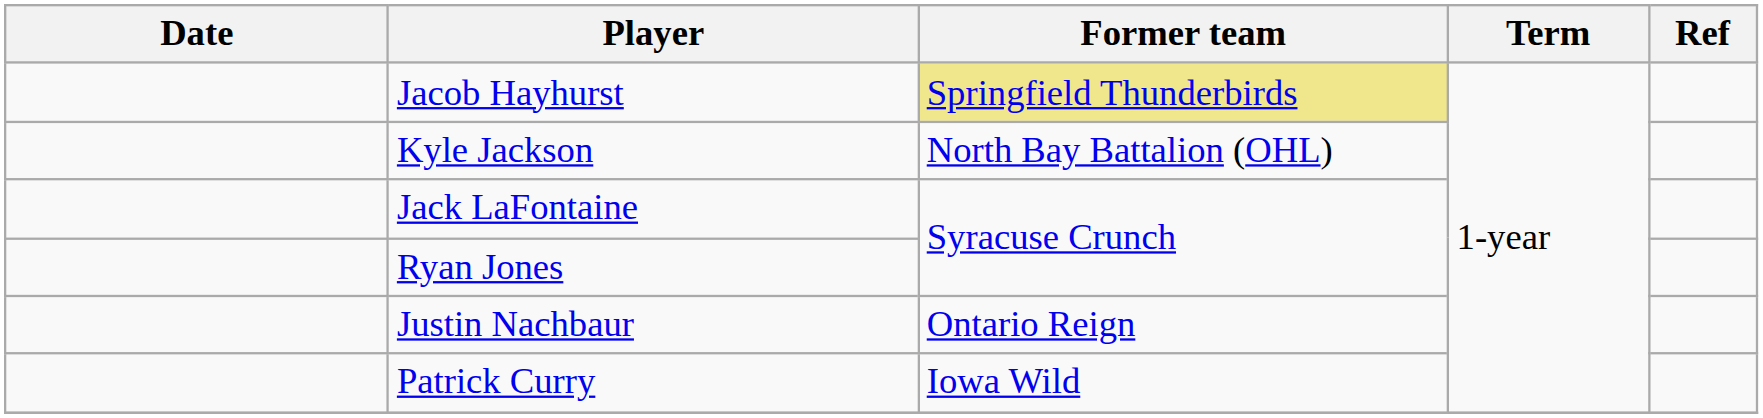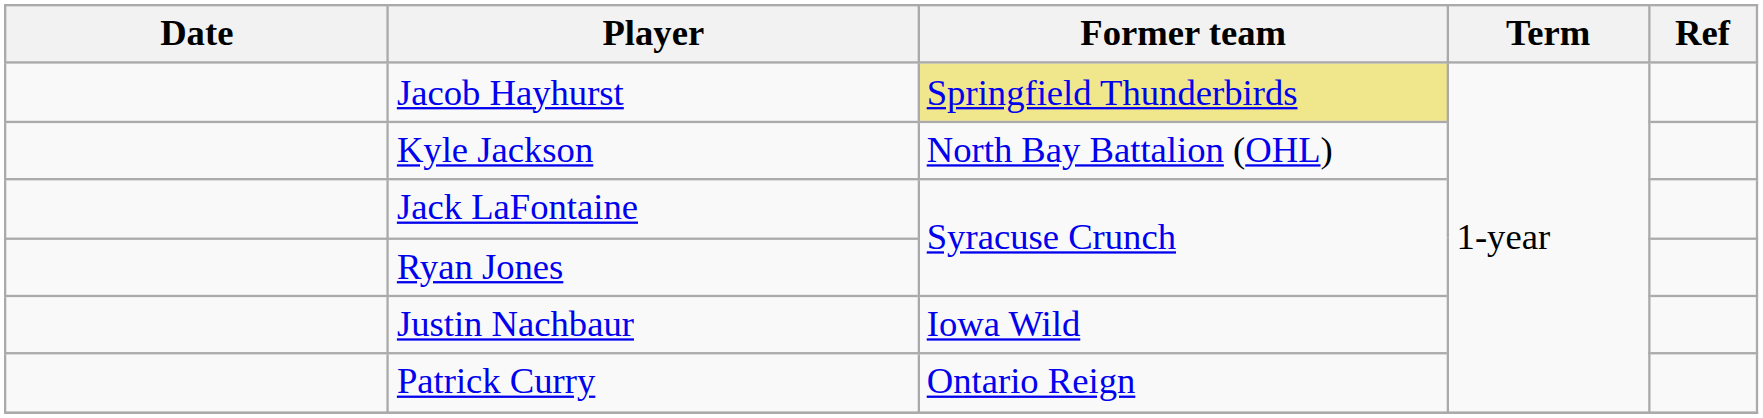(1031, 324) Ontario Reign -> (1003, 324) Iowa Wild
(1003, 382) Iowa Wild -> (1031, 382) Ontario Reign
